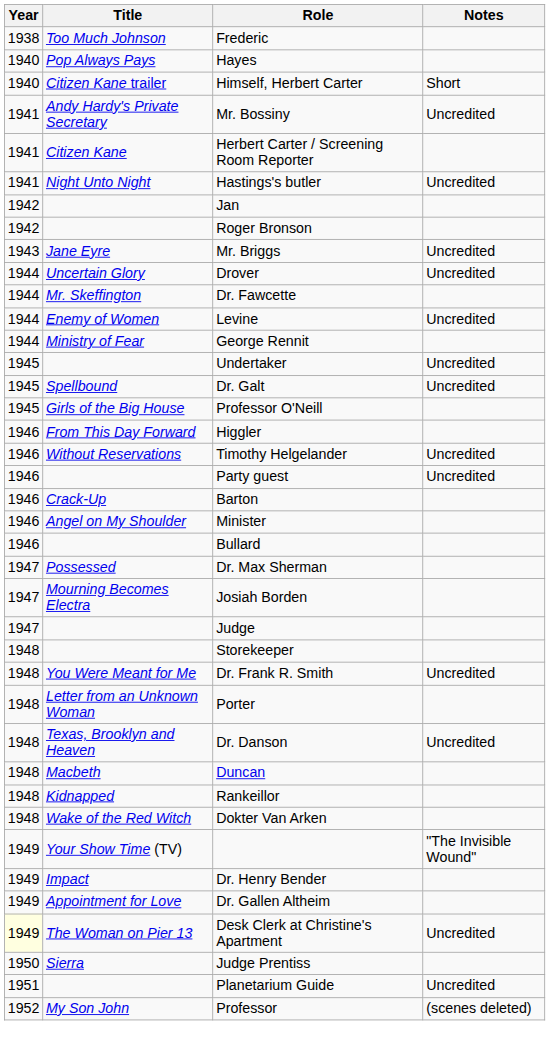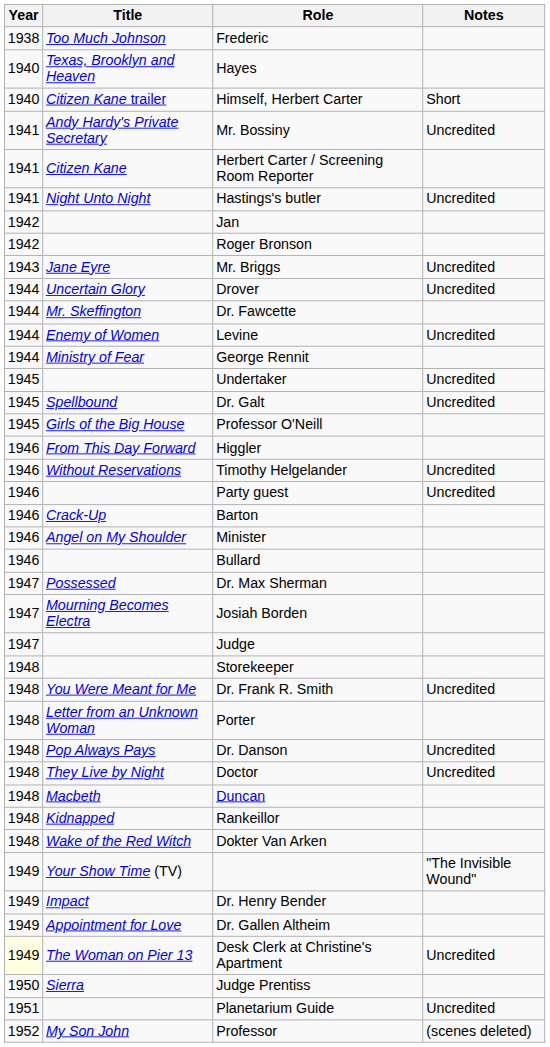(101, 60) Pop Always Pays -> (110, 68) Texas, Brooklyn and Heaven
(110, 742) Texas, Brooklyn and Heaven -> (101, 750) Pop Always Pays
+ row: (237, 773)
